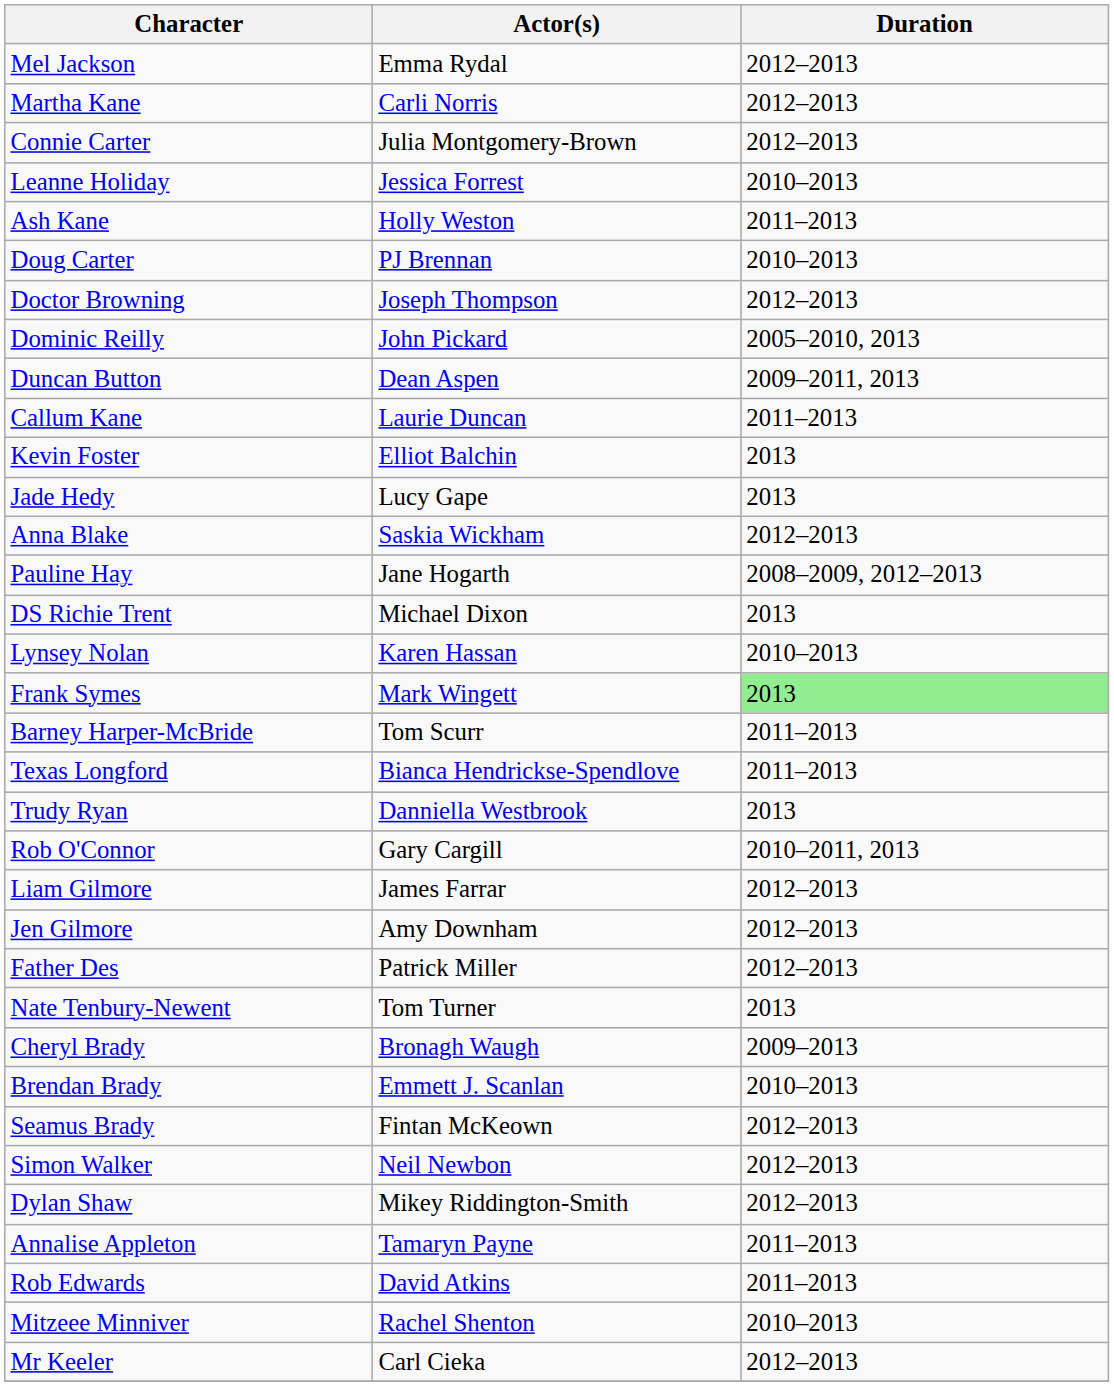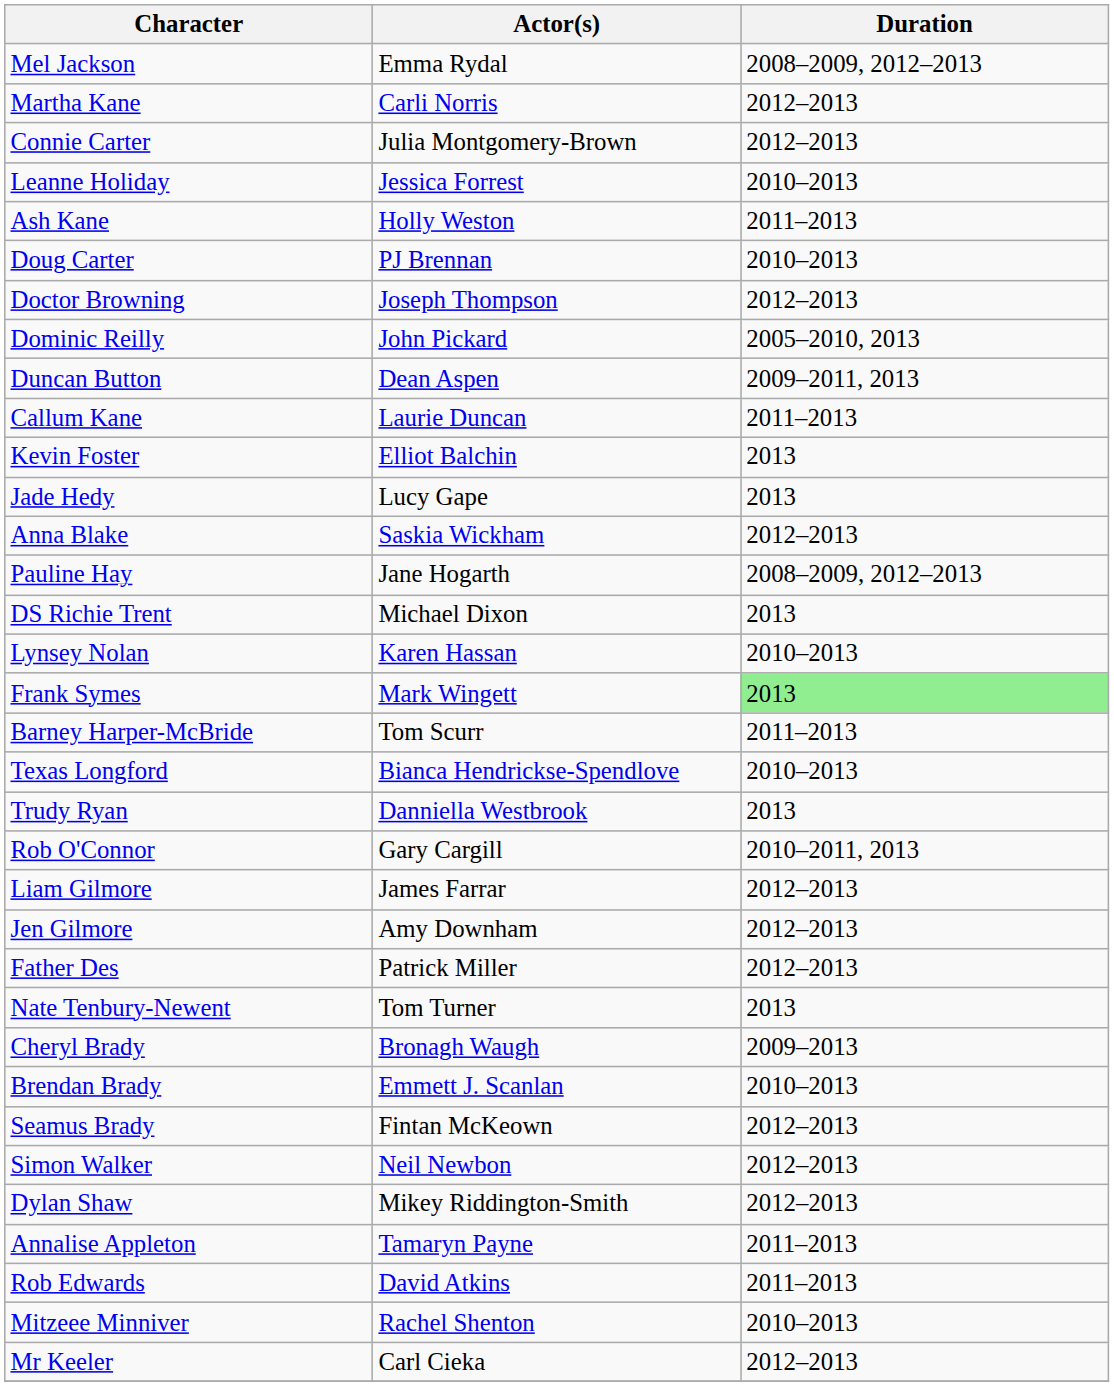(802, 63) 2012–2013 -> (864, 63) 2008–2009, 2012–2013
(802, 771) 2011–2013 -> (802, 771) 2010–2013
